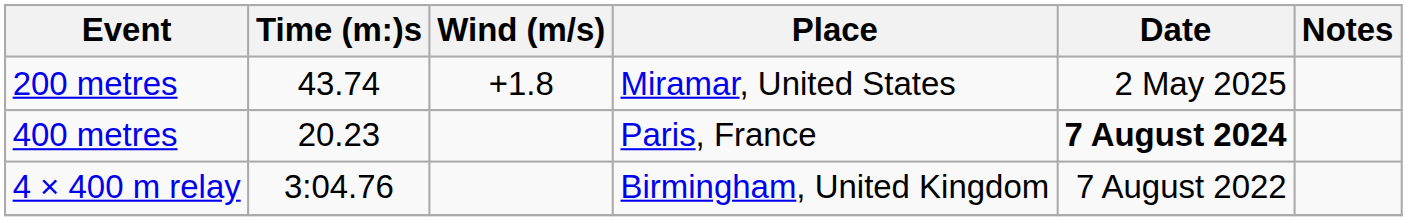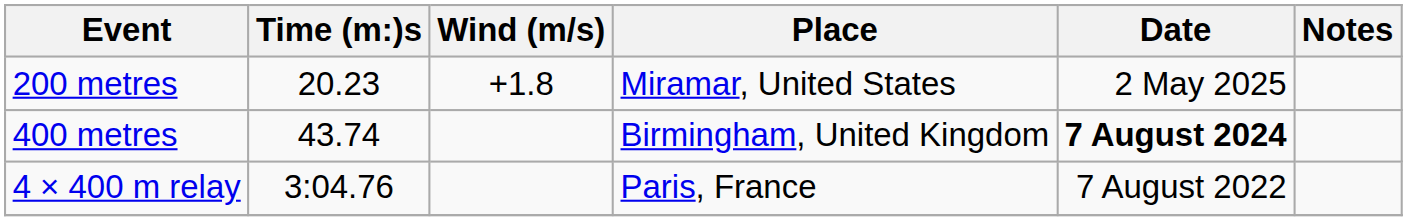(339, 82) 43.74 -> (339, 82) 20.23
(339, 135) 20.23 -> (339, 135) 43.74
(719, 135) Paris, France -> (835, 135) Birmingham, United Kingdom
(835, 187) Birmingham, United Kingdom -> (719, 187) Paris, France
